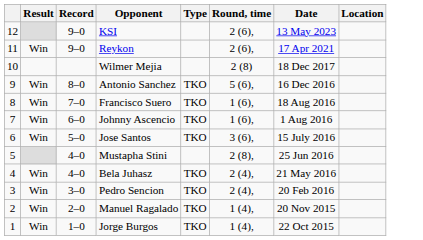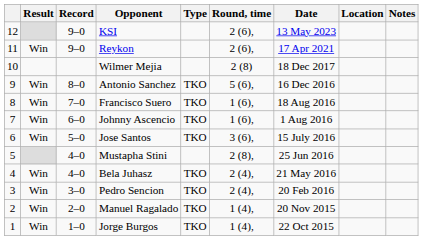+ column: (402, 13)
